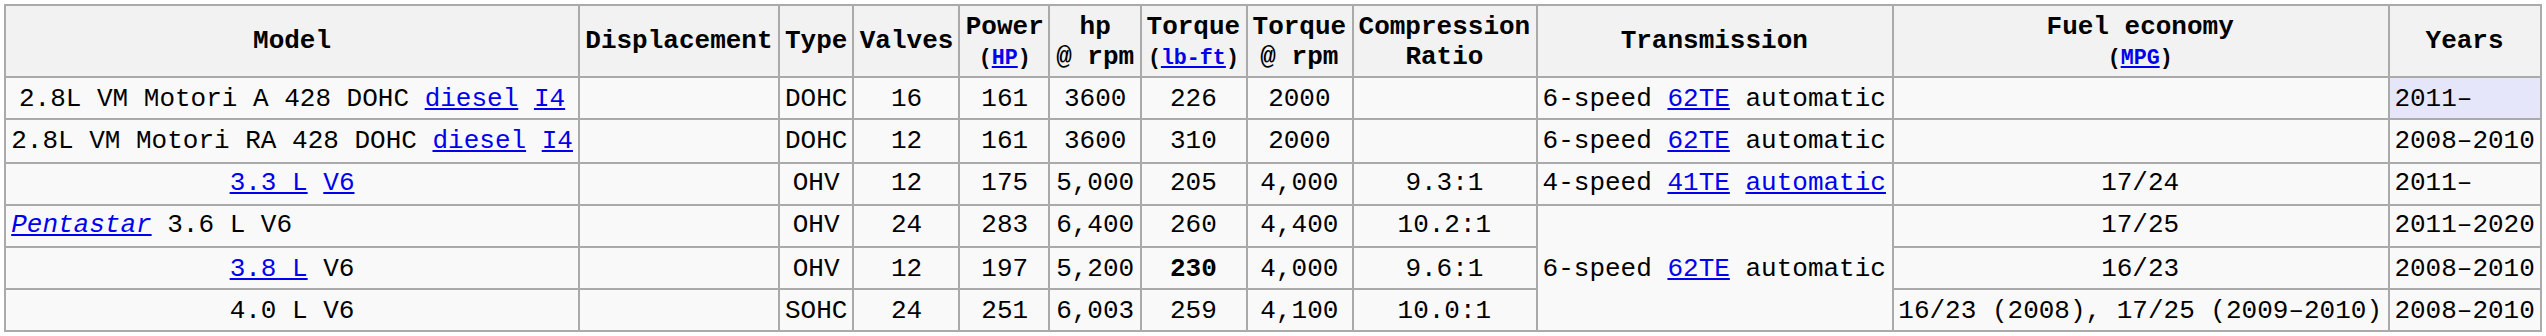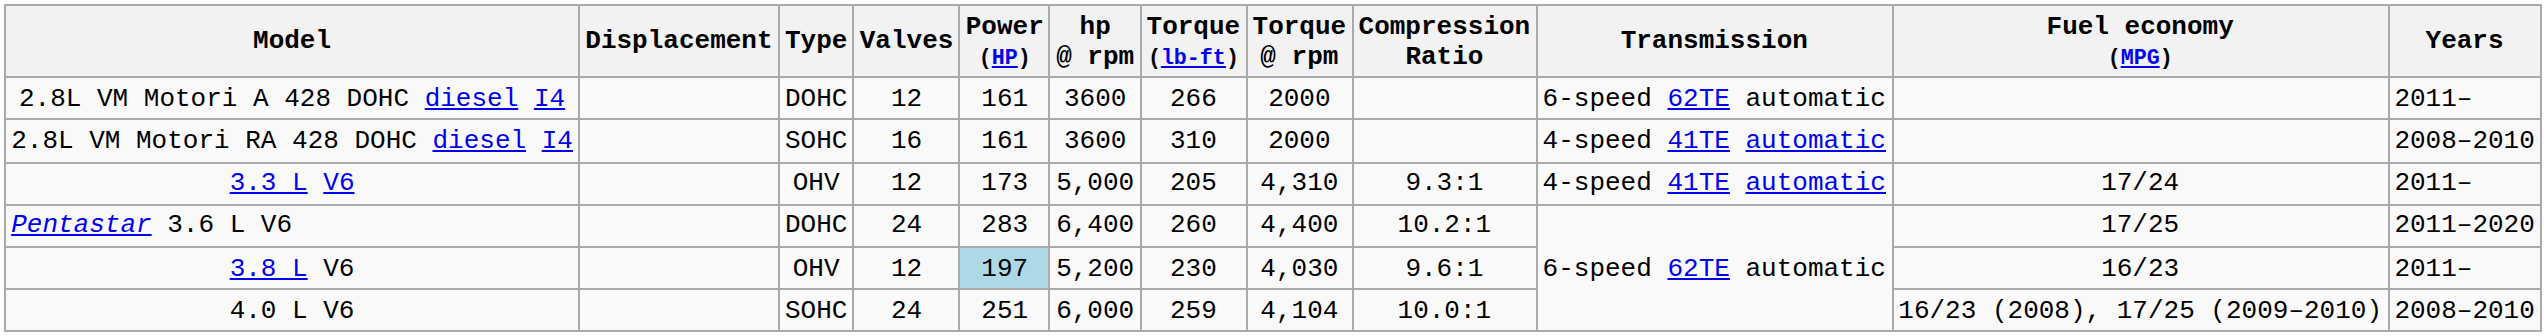(907, 99) 16 -> (907, 99) 12
(1193, 99) 226 -> (1193, 99) 266
(2433, 99) lavender background -> (2433, 99) no background
(816, 141) DOHC -> (816, 141) SOHC
(907, 141) 12 -> (907, 141) 16
(1714, 141) 6-speed 62TE automatic -> (1714, 141) 4-speed 41TE automatic
(1005, 183) 175 -> (1005, 183) 173
(1299, 183) 4,000 -> (1299, 183) 4,310
(816, 226) OHV -> (816, 226) DOHC
(1005, 268) no background -> (1005, 268) lightblue background
(1193, 268) bold -> (1193, 268) normal
(1299, 268) 4,000 -> (1299, 268) 4,030
(2465, 268) 2008–2010 -> (2433, 268) 2011–
(1095, 310) 6,003 -> (1095, 310) 6,000
(1299, 310) 4,100 -> (1299, 310) 4,104
